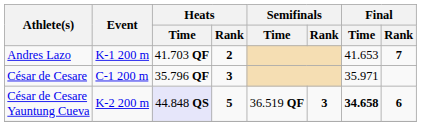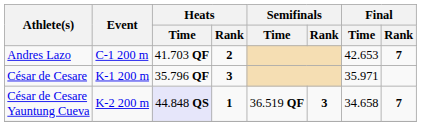(122, 55) K-1 200 m -> (122, 55) C-1 200 m
(362, 55) 41.653 -> (362, 55) 42.653
(122, 76) C-1 200 m -> (122, 76) K-1 200 m
(229, 104) 5 -> (229, 104) 1
(362, 104) bold -> (362, 104) normal
(399, 104) 6 -> (399, 104) 7
